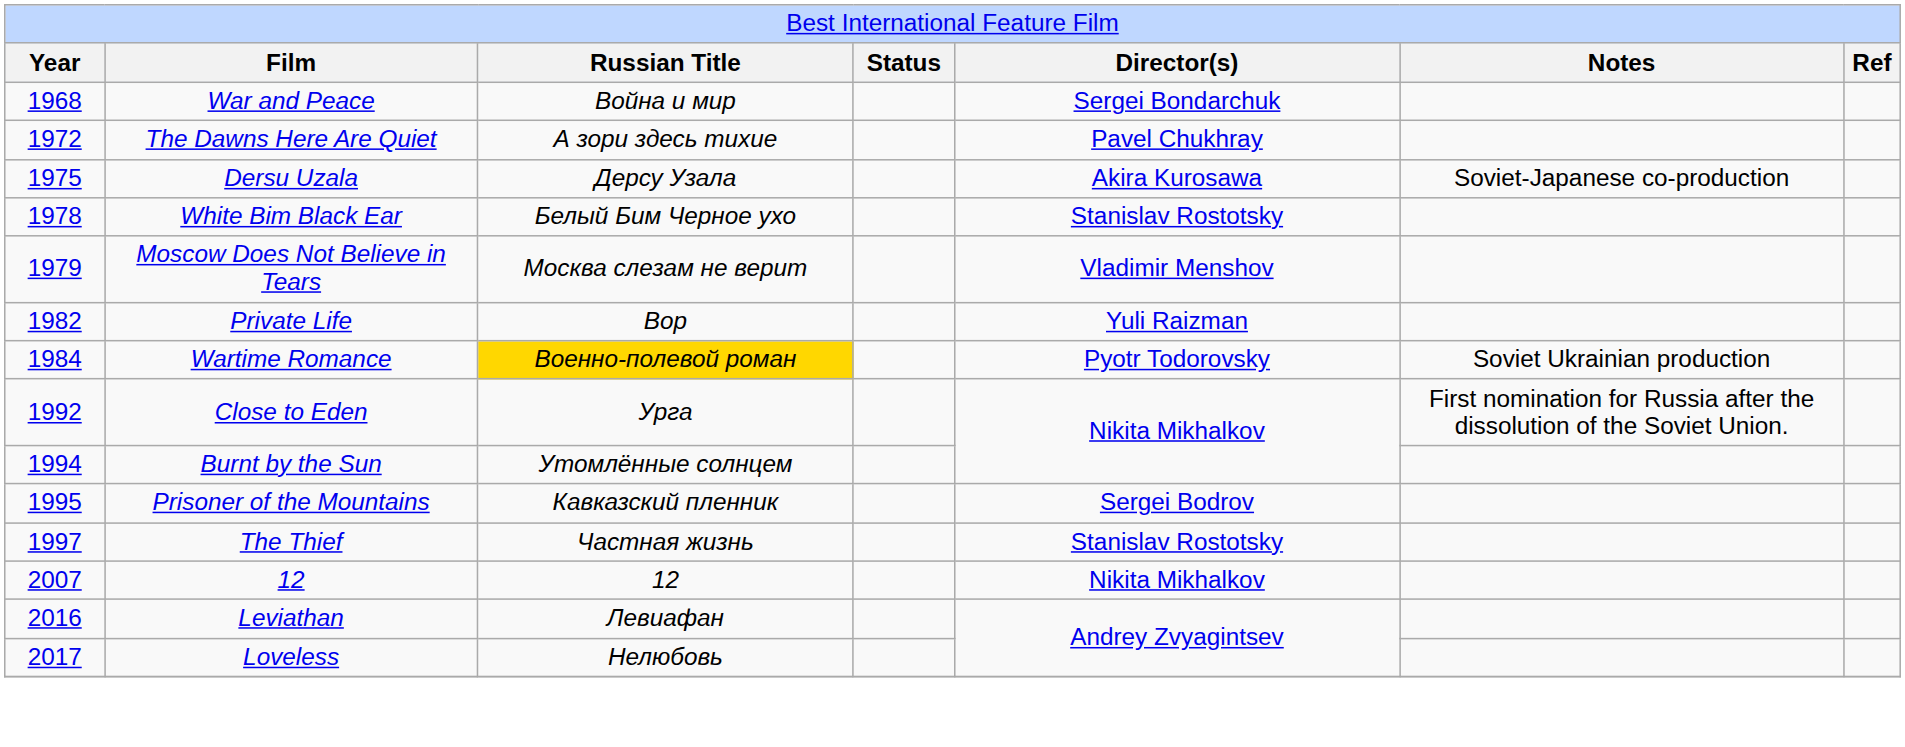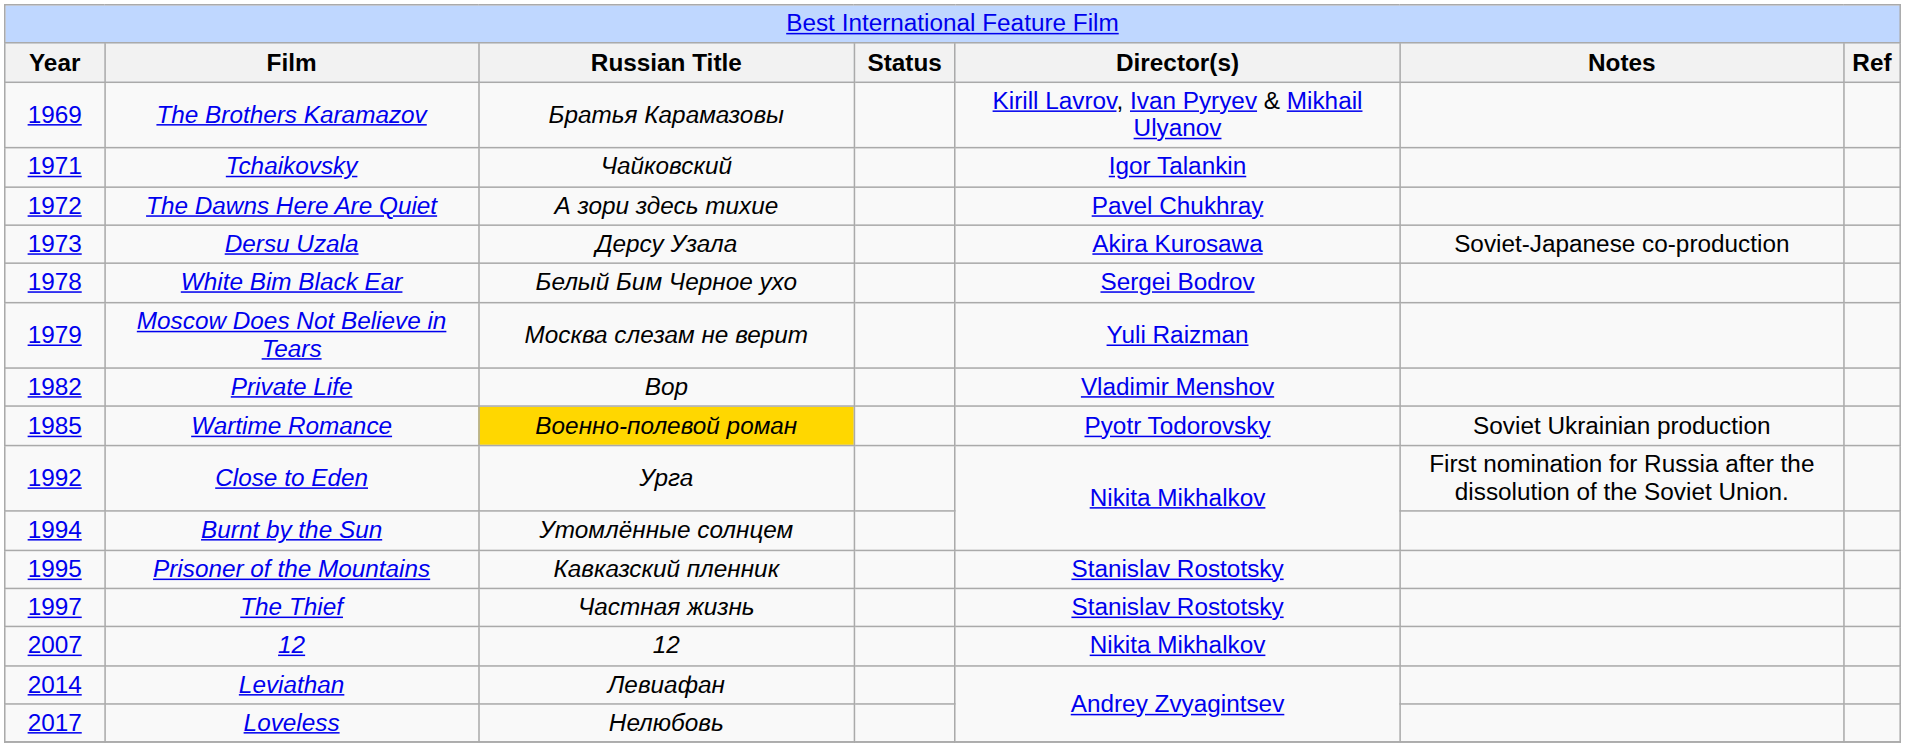- row: (291, 100)
+ row: (292, 114)
+ row: (292, 166)
(55, 178) 1975 -> (55, 243) 1973
(1177, 216) Stanislav Rostotsky -> (1178, 282) Sergei Bodrov
(1177, 268) Vladimir Menshov -> (1178, 334) Yuli Raizman
(1177, 321) Yuli Raizman -> (1178, 387) Vladimir Menshov
(55, 359) 1984 -> (55, 425) 1985
(1177, 502) Sergei Bodrov -> (1178, 568) Stanislav Rostotsky
(55, 618) 2016 -> (55, 684) 2014
